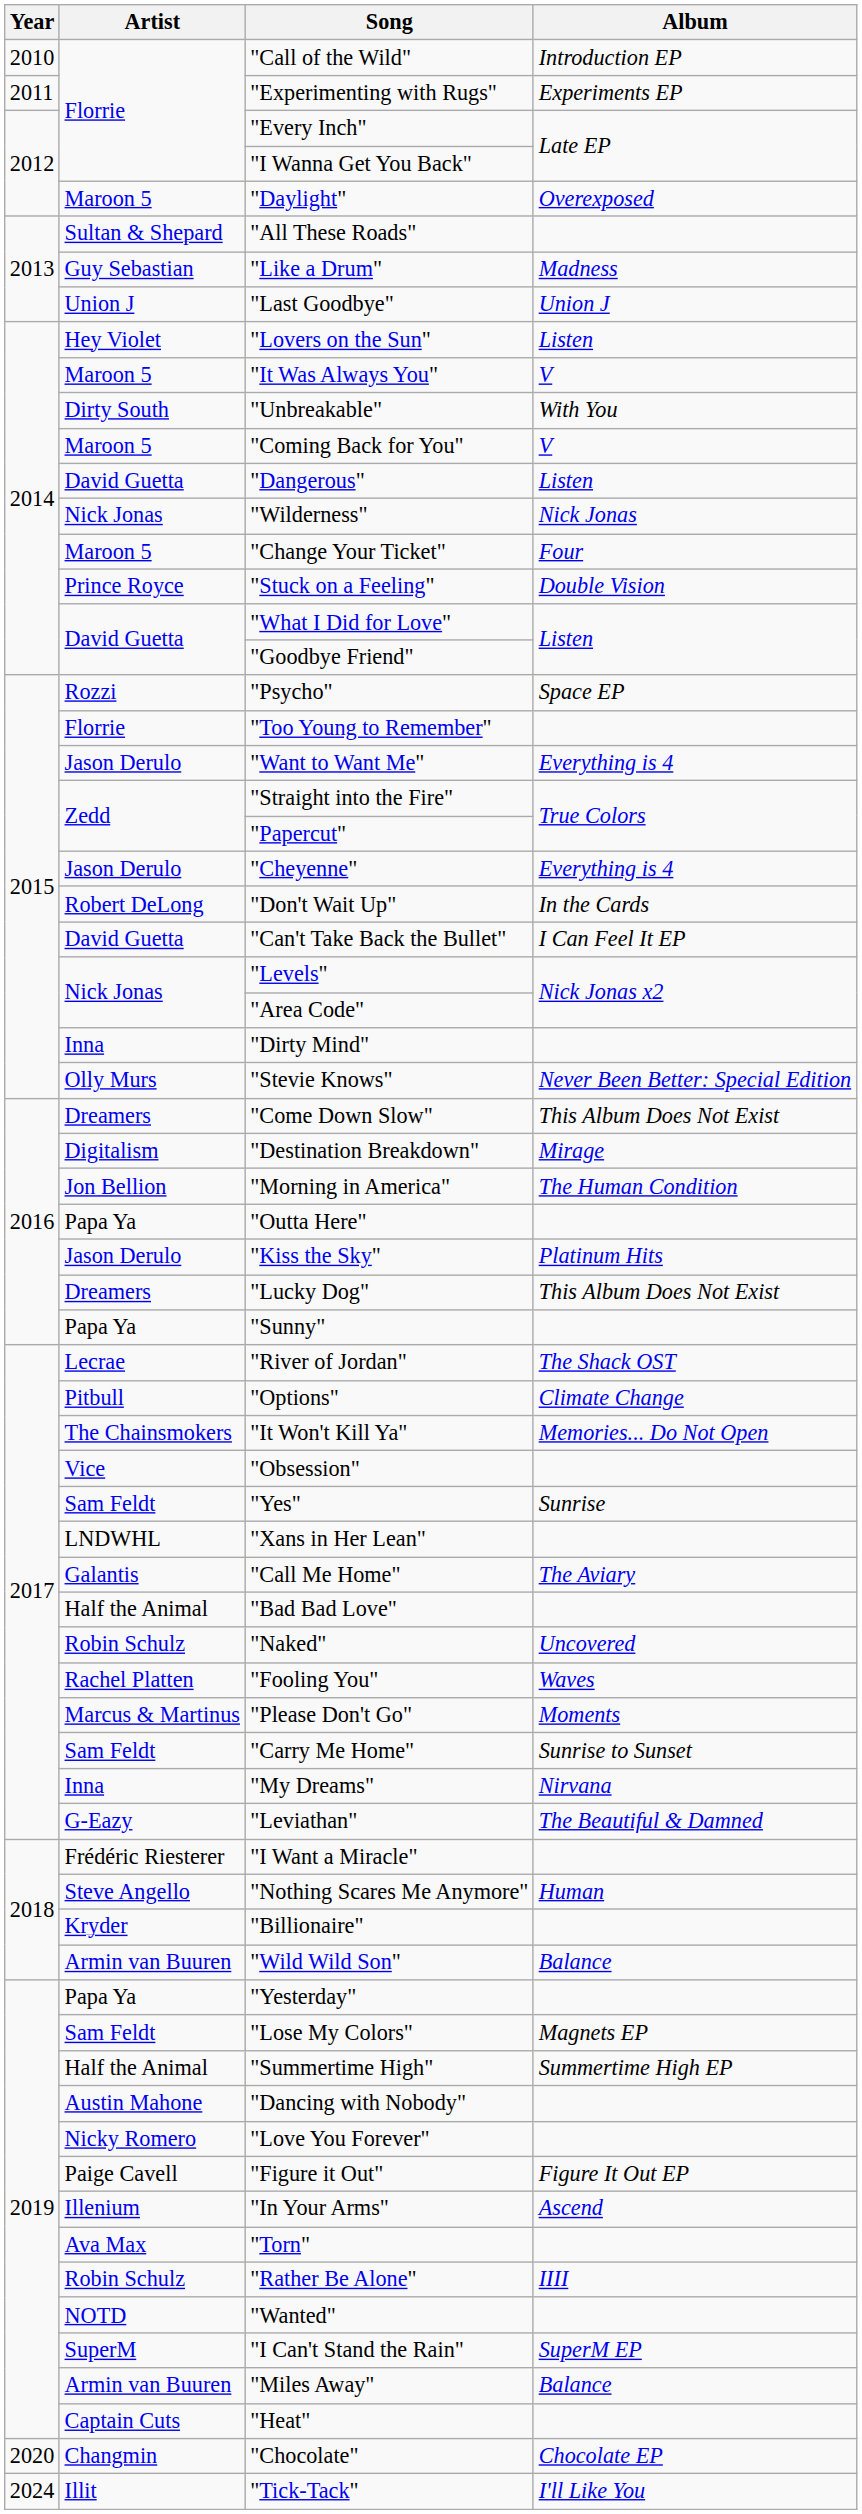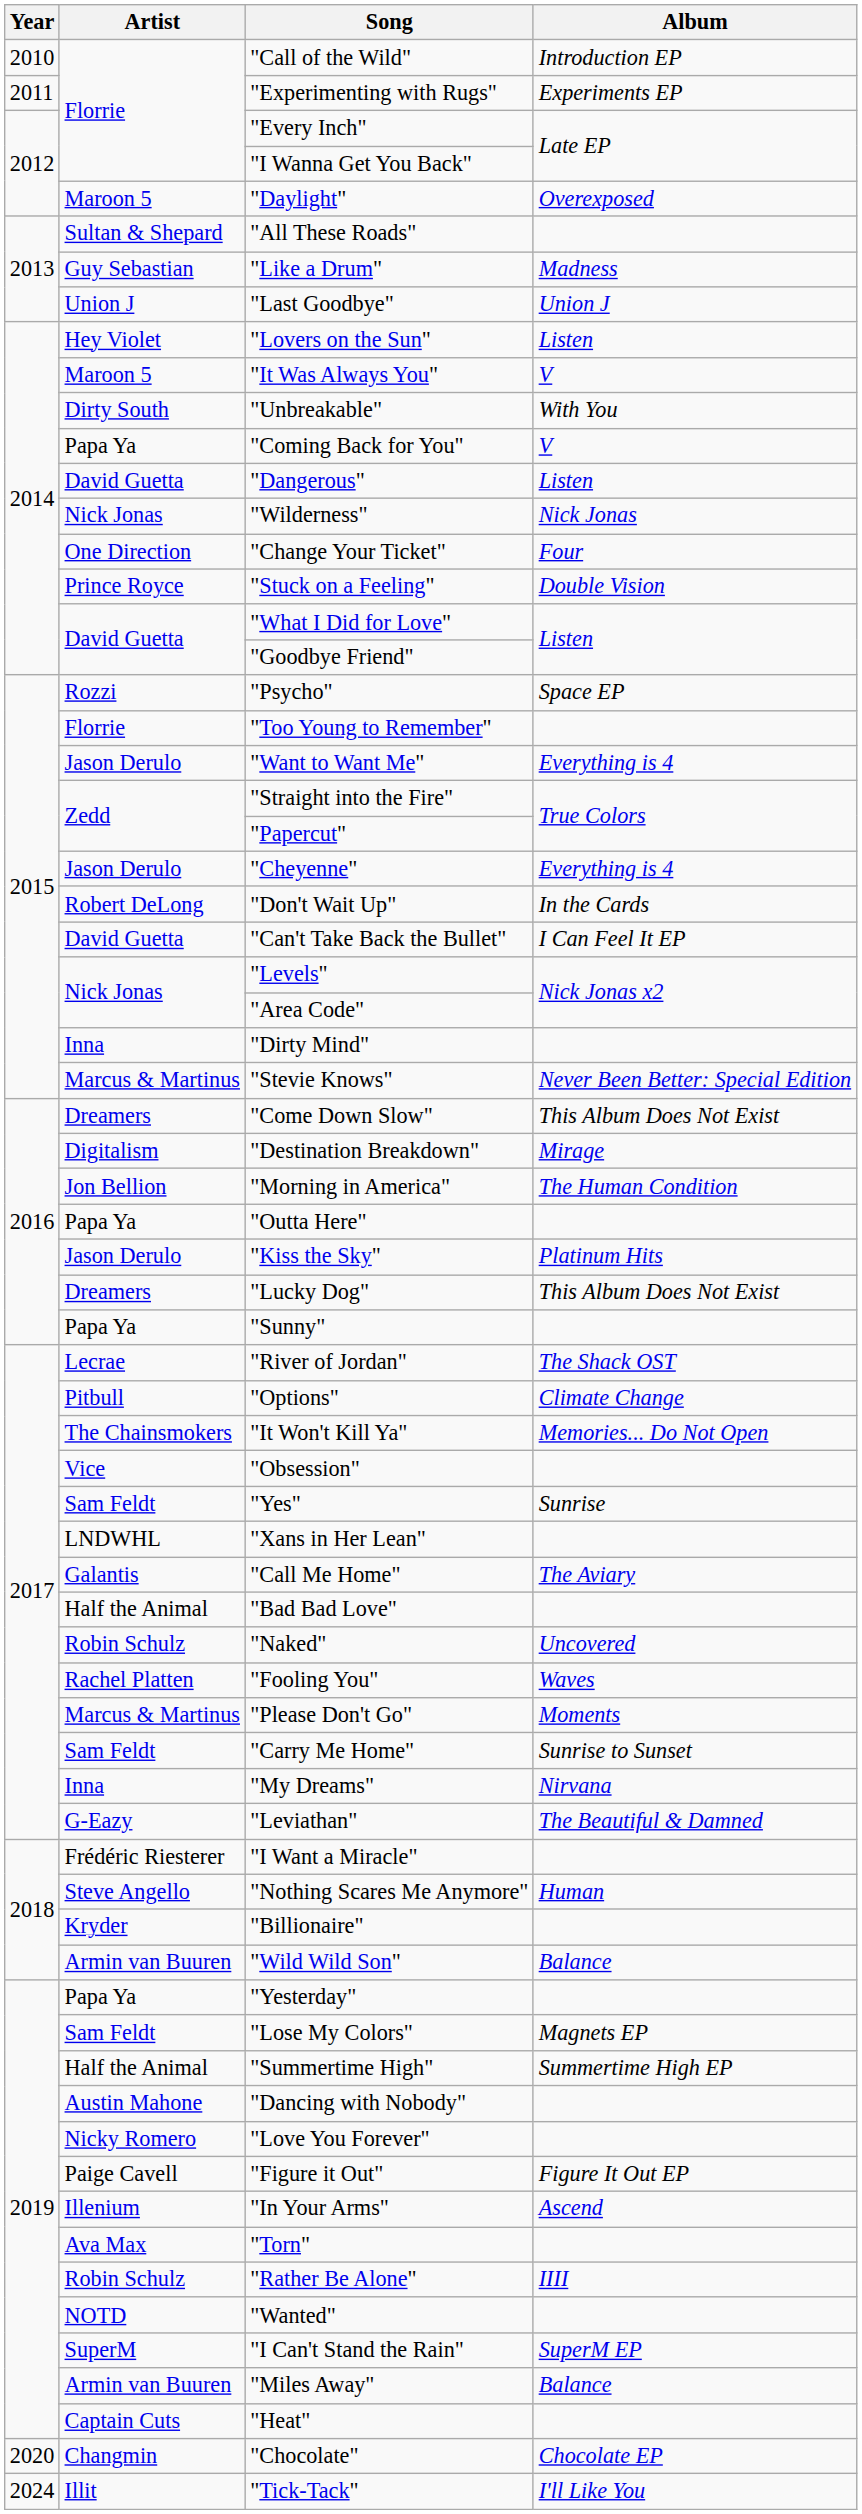(108, 445) Maroon 5 -> (100, 445) Papa Ya
(108, 551) Maroon 5 -> (128, 551) One Direction
(111, 1080) Olly Murs -> (152, 1080) Marcus & Martinus
